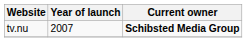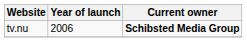(62, 28) 2007 -> (62, 28) 2006
